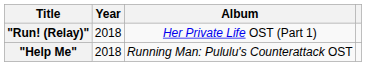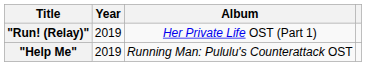(108, 33) 2018 -> (108, 33) 2019
(108, 52) 2018 -> (108, 52) 2019
